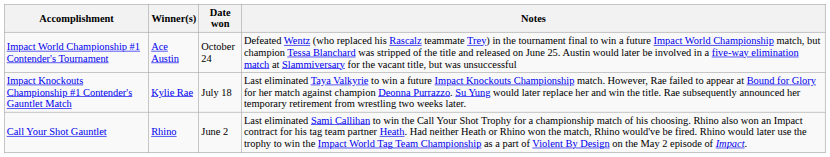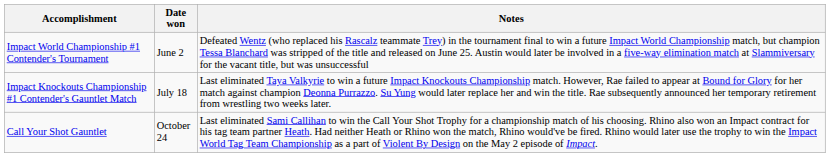- column: (174, 18)
(218, 52) October 24 -> (170, 52) June 2
(215, 132) June 2 -> (173, 132) October 24
